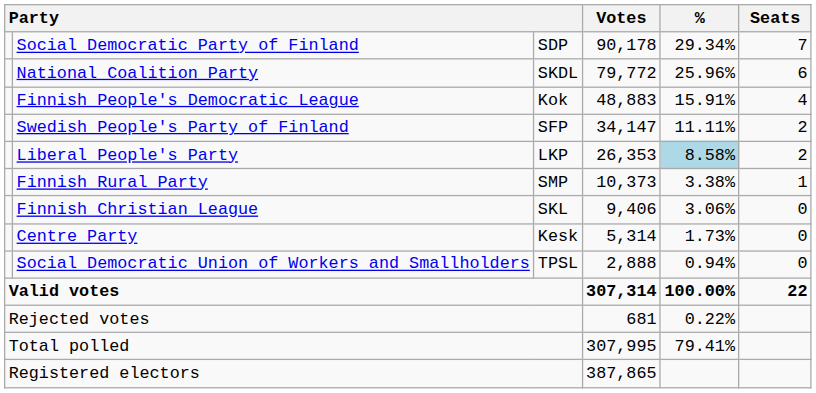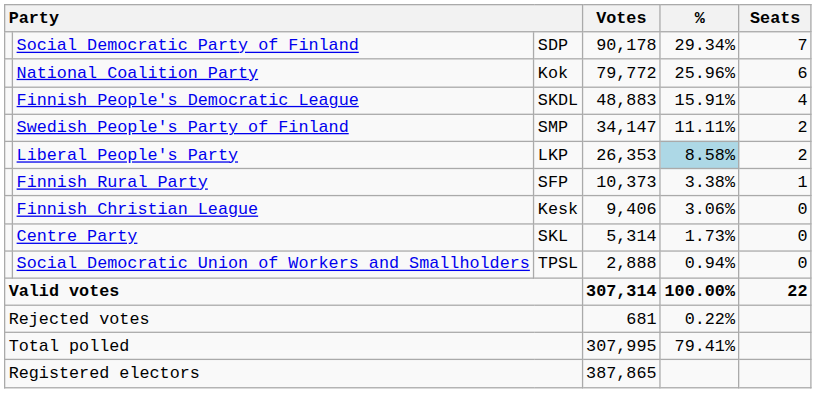(558, 73) SKDL -> (553, 73) Kok
(553, 100) Kok -> (558, 100) SKDL
(553, 128) SFP -> (553, 128) SMP
(553, 182) SMP -> (553, 182) SFP
(553, 210) SKL -> (558, 210) Kesk
(558, 237) Kesk -> (553, 237) SKL
